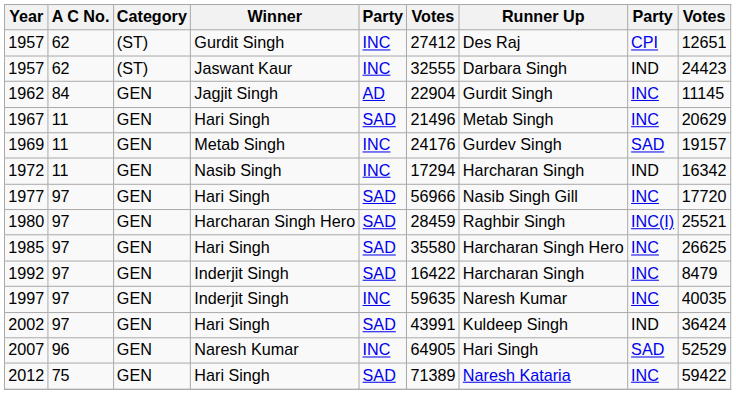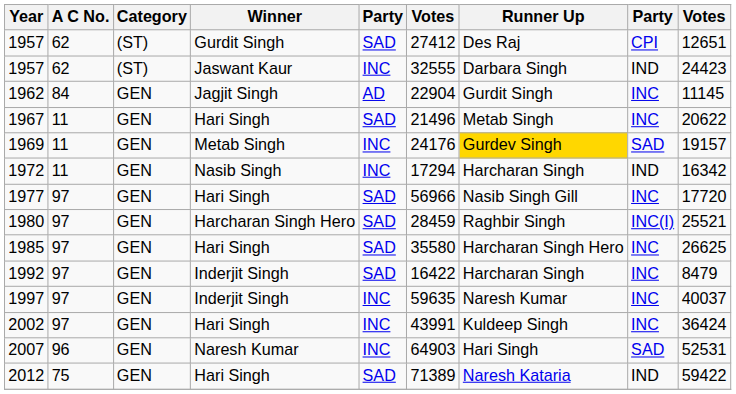(377, 42) INC -> (379, 42) SAD
(704, 119) 20629 -> (704, 119) 20622
(512, 145) no background -> (512, 145) gold background
(704, 299) 40035 -> (704, 299) 40037
(379, 324) SAD -> (377, 324) INC
(645, 324) IND -> (645, 324) INC
(433, 350) 64905 -> (433, 350) 64903
(704, 350) 52529 -> (704, 350) 52531
(645, 376) INC -> (645, 376) IND
